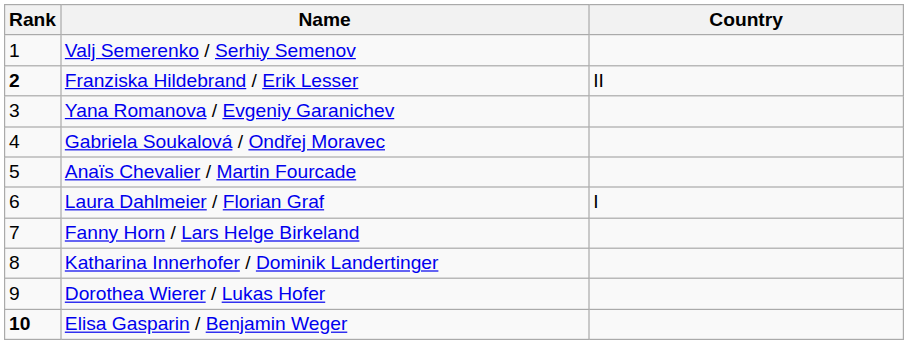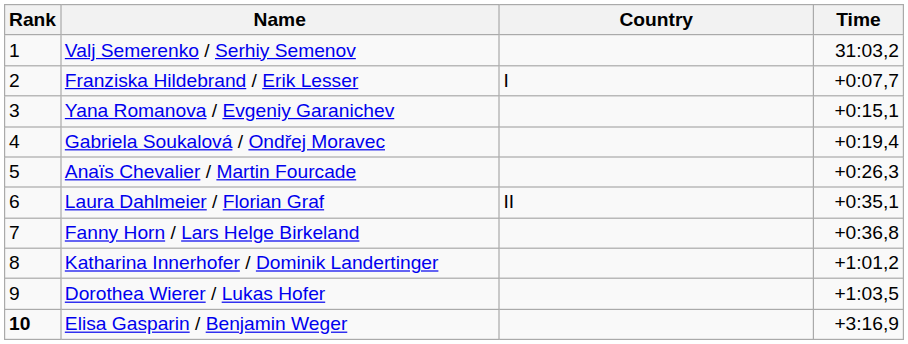+ column: (858, 19)
(14, 80) bold -> (14, 80) normal
(599, 80) II -> (506, 80) I
(596, 202) I -> (509, 202) II
